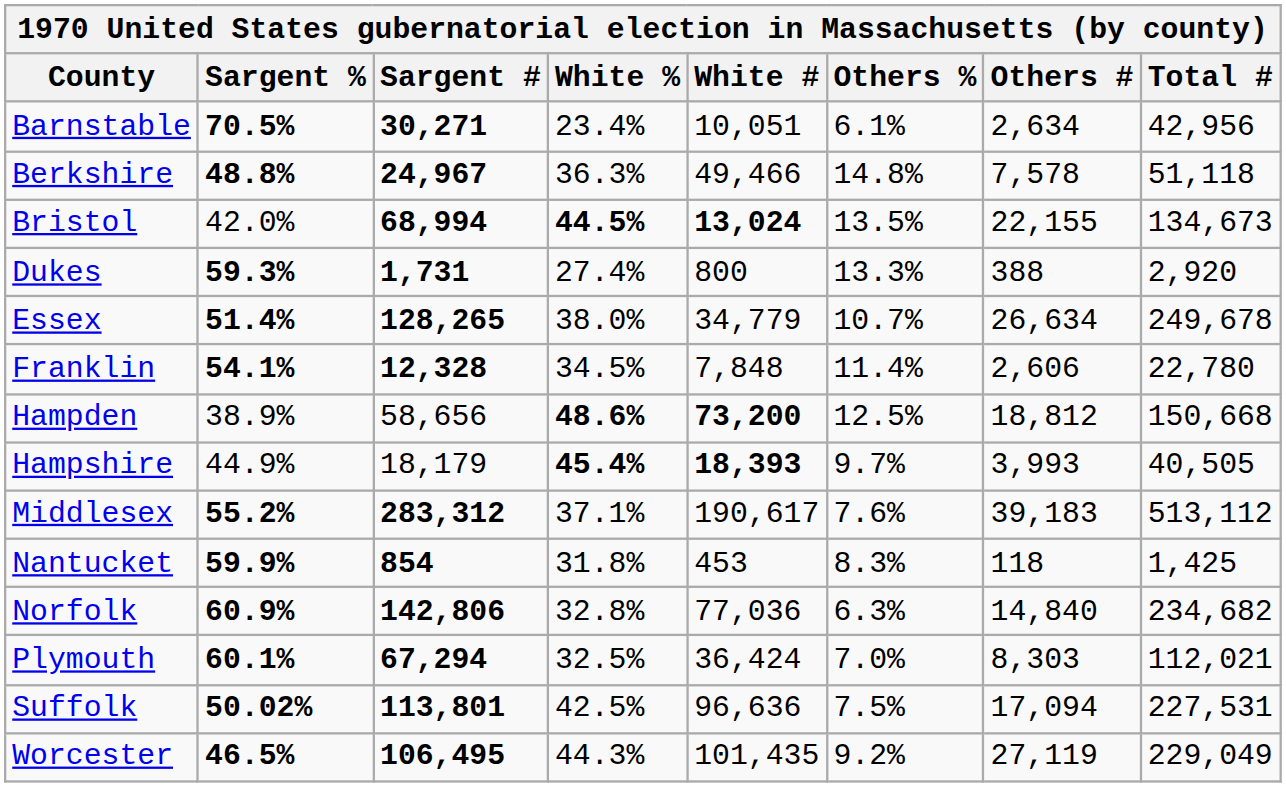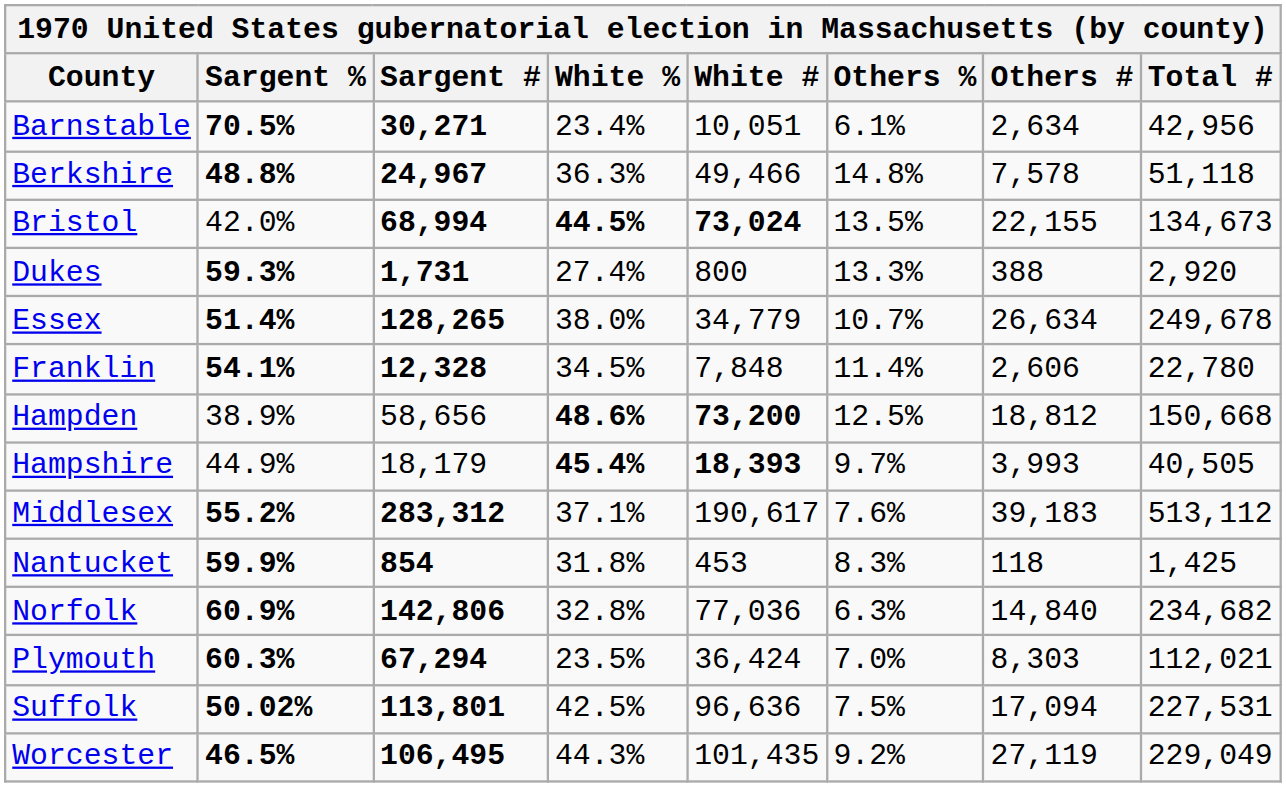(748, 223) 13,024 -> (748, 223) 73,024
(250, 660) 60.1% -> (250, 660) 60.3%
(600, 660) 32.5% -> (600, 660) 23.5%
